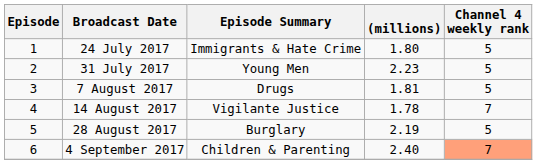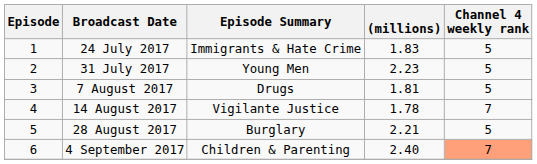(404, 49) 1.80 -> (404, 49) 1.83
(404, 129) 2.19 -> (404, 129) 2.21
